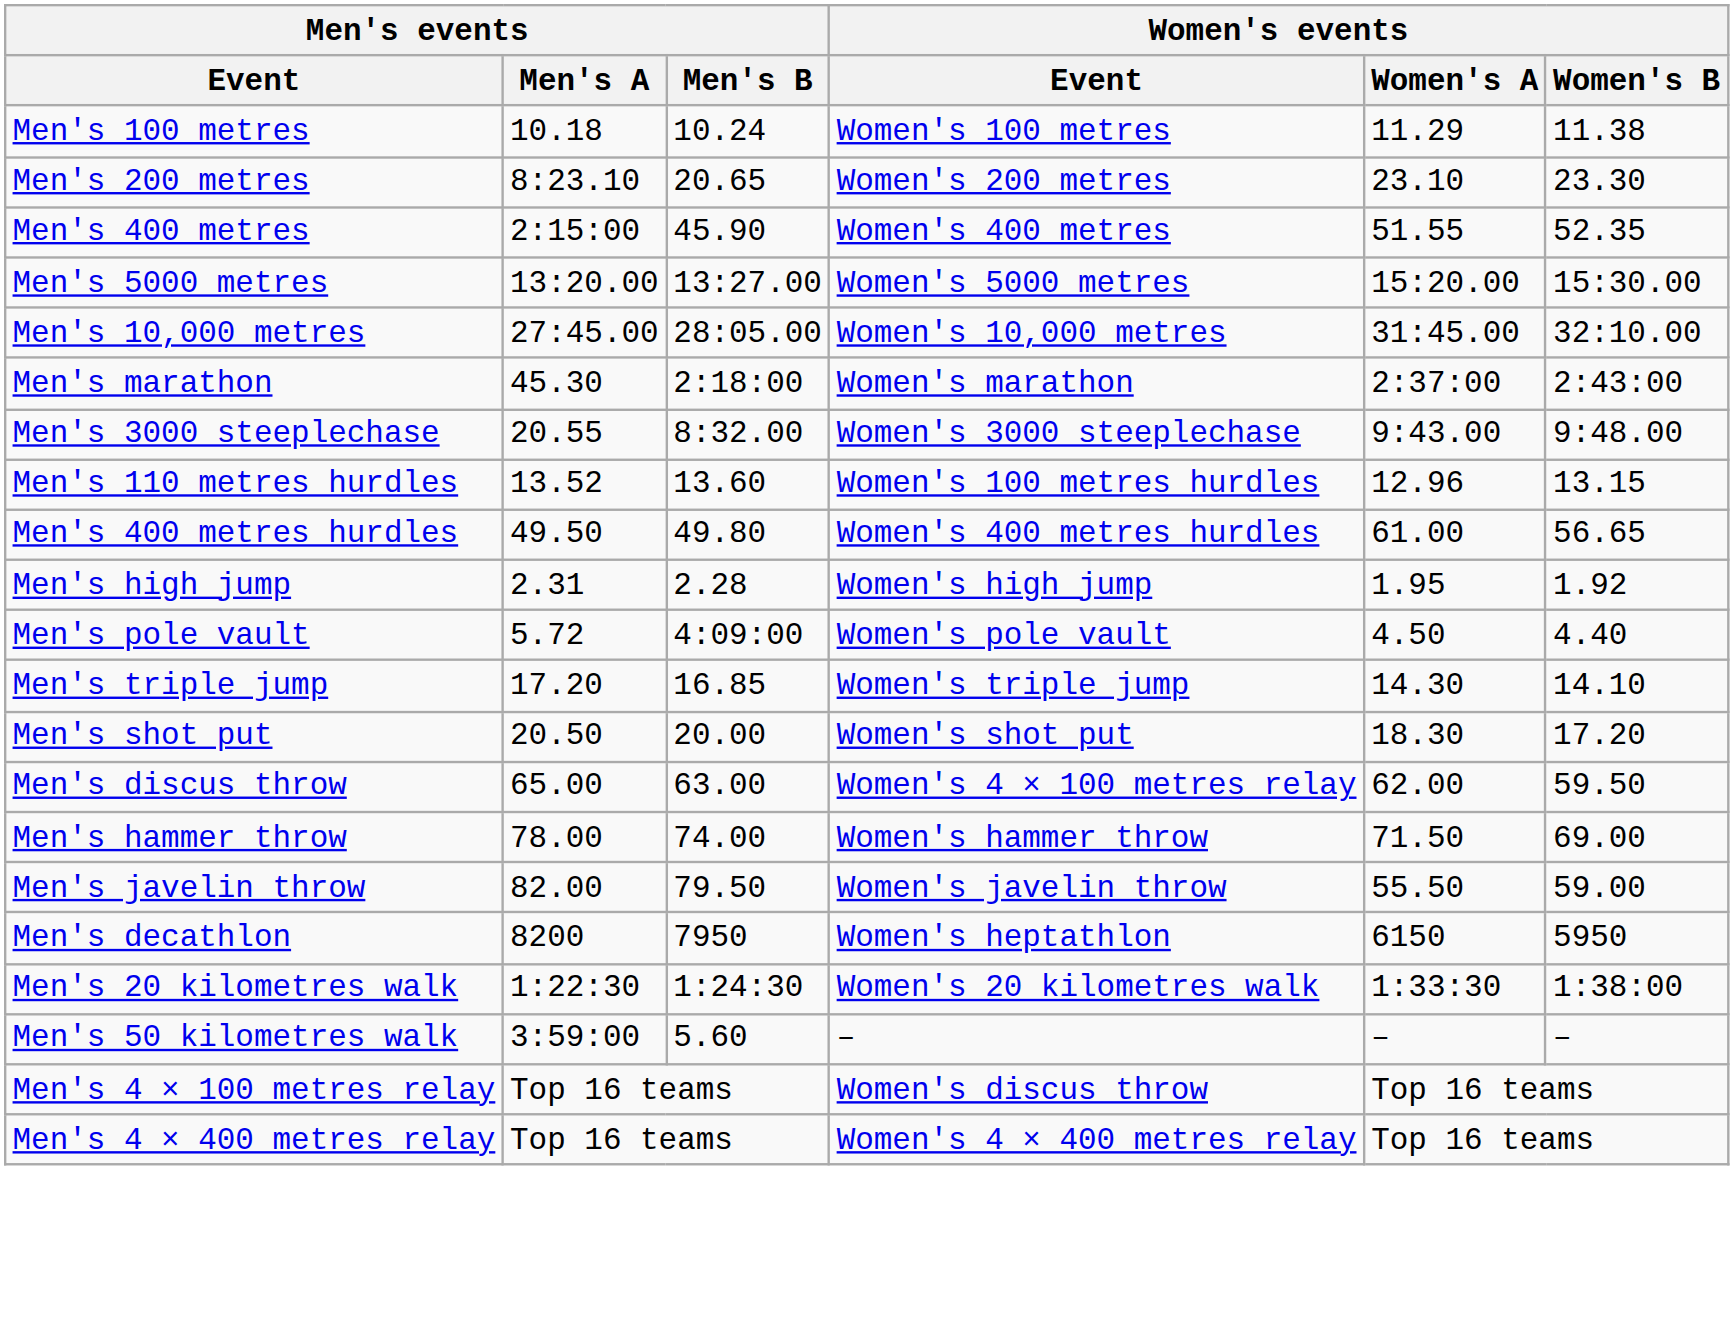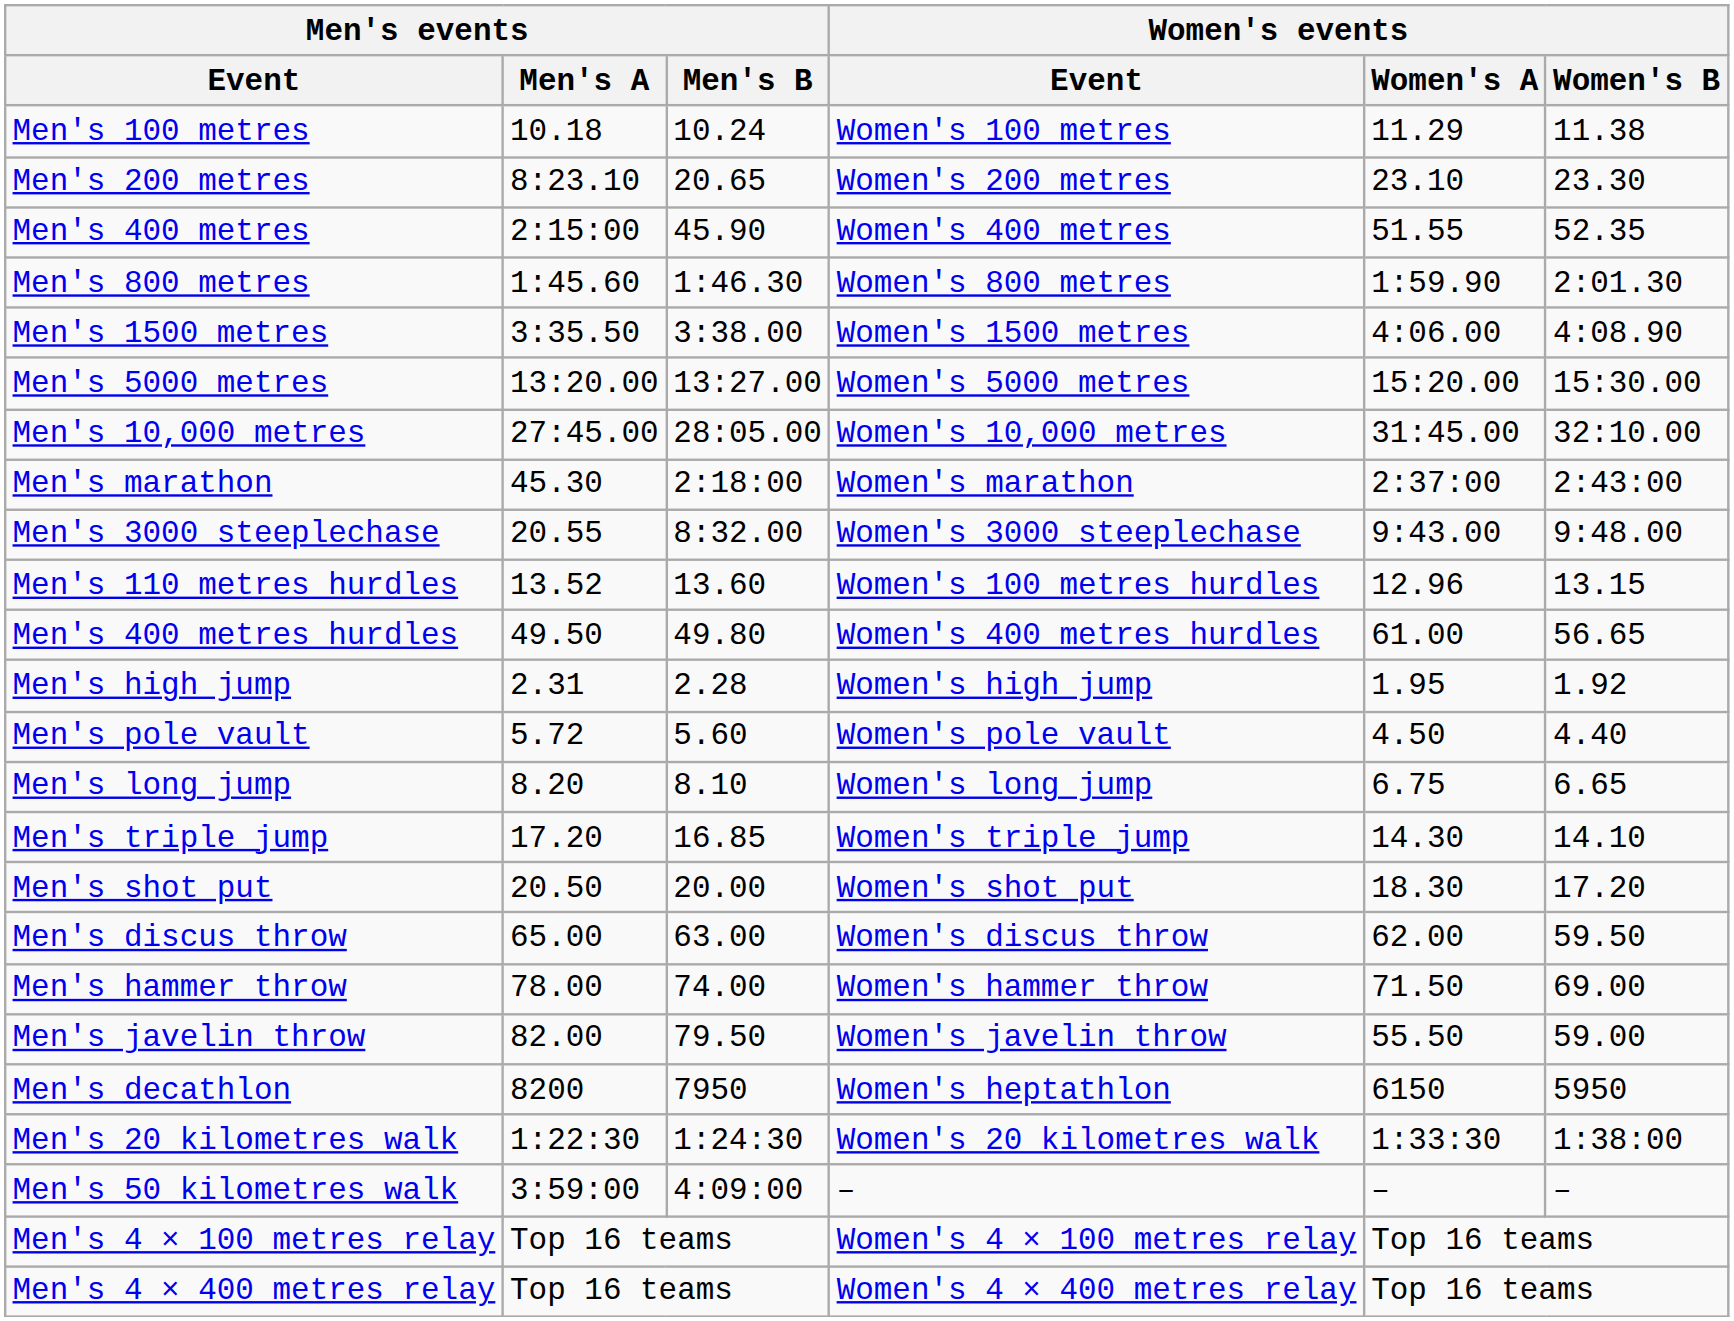+ row: (161, 283)
+ row: (170, 333)
(738, 636) 4:09:00 -> (710, 736) 5.60
+ row: (152, 787)
(1097, 787) Women's 4 × 100 metres relay -> (1022, 938) Women's discus throw
(710, 1039) 5.60 -> (738, 1190) 4:09:00
(1022, 1089) Women's discus throw -> (1097, 1241) Women's 4 × 100 metres relay
